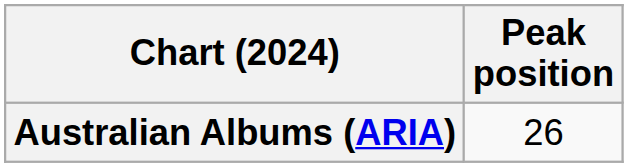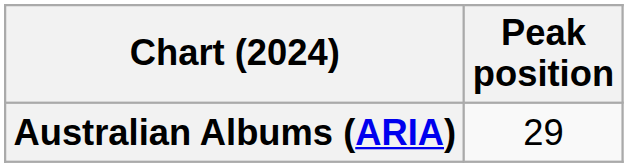(543, 131) 26 -> (543, 131) 29
